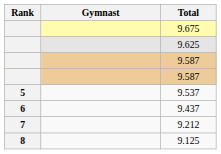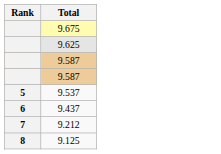- column: (101, 12)
